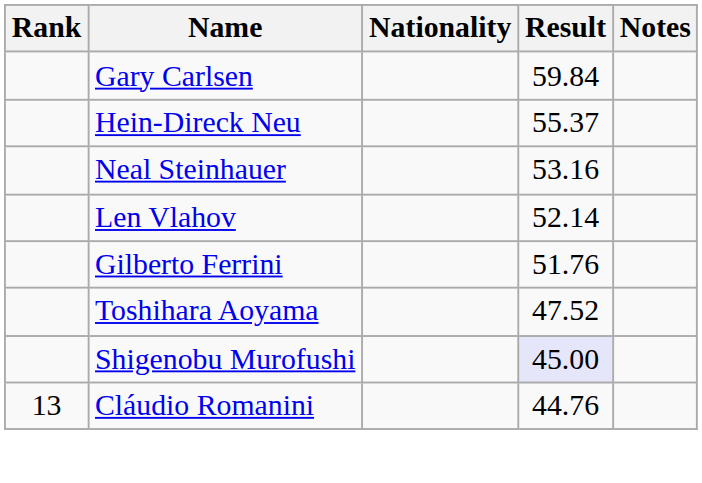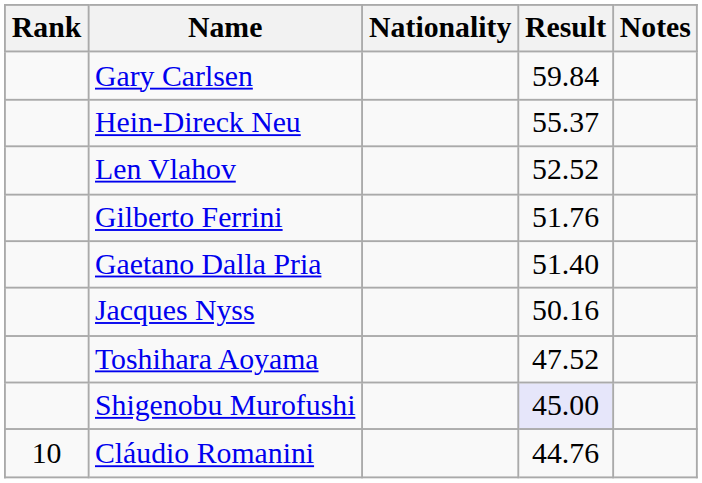- row: (190, 169)
(566, 216) 52.14 -> (566, 169) 52.52
+ row: (208, 264)
+ row: (175, 311)
(47, 405) 13 -> (47, 452) 10
